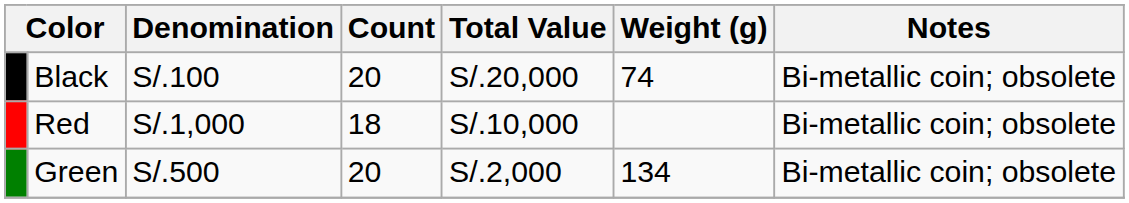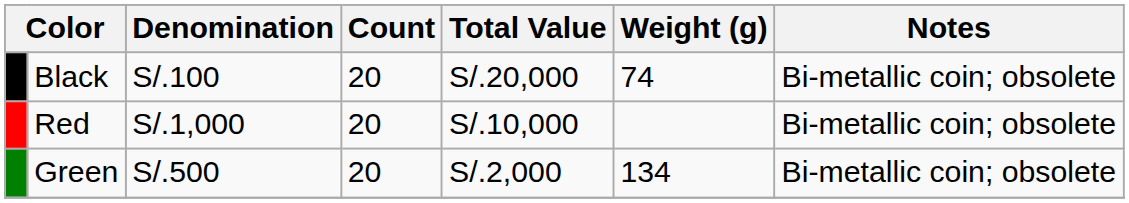(365, 124) 18 -> (365, 124) 20
